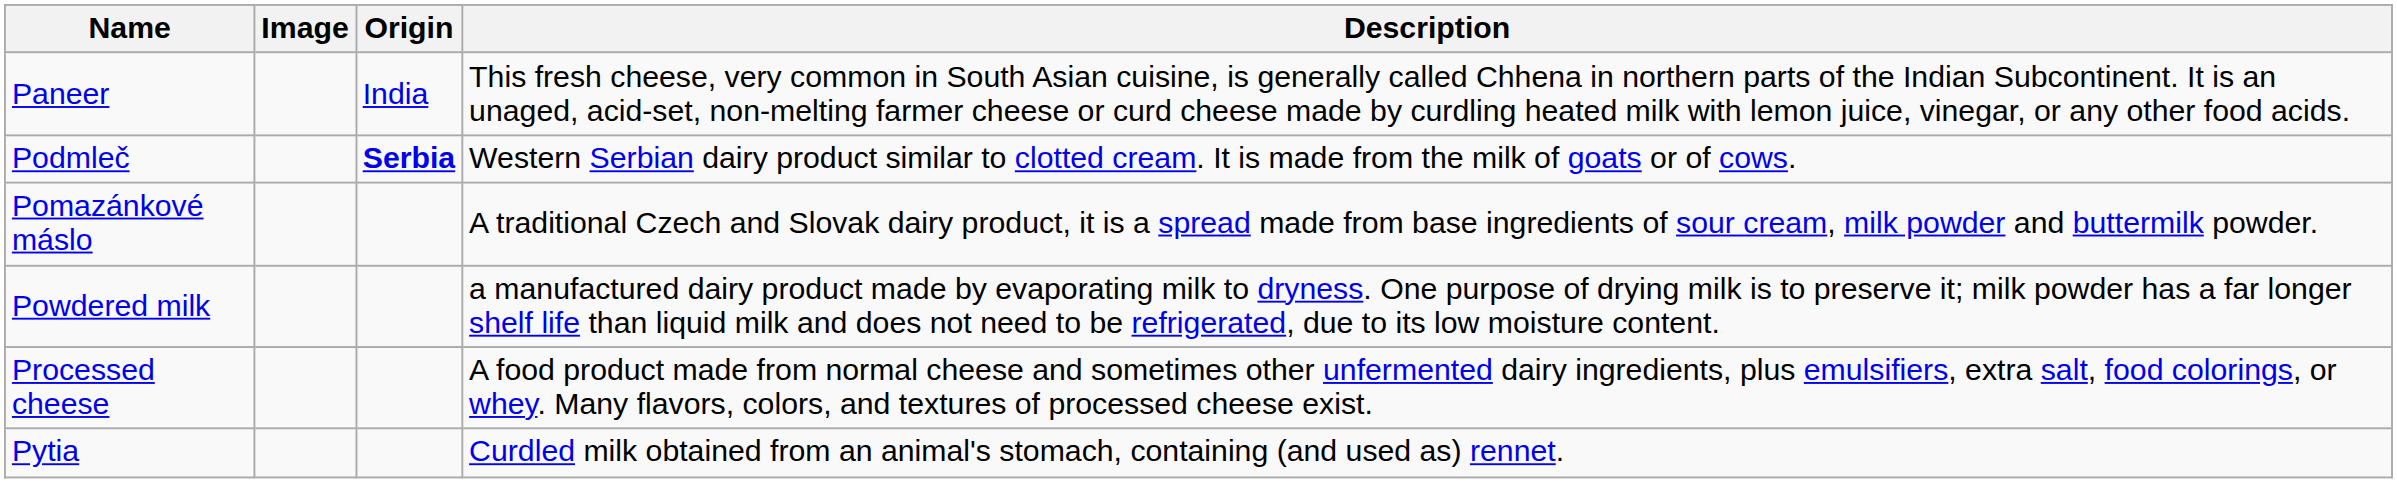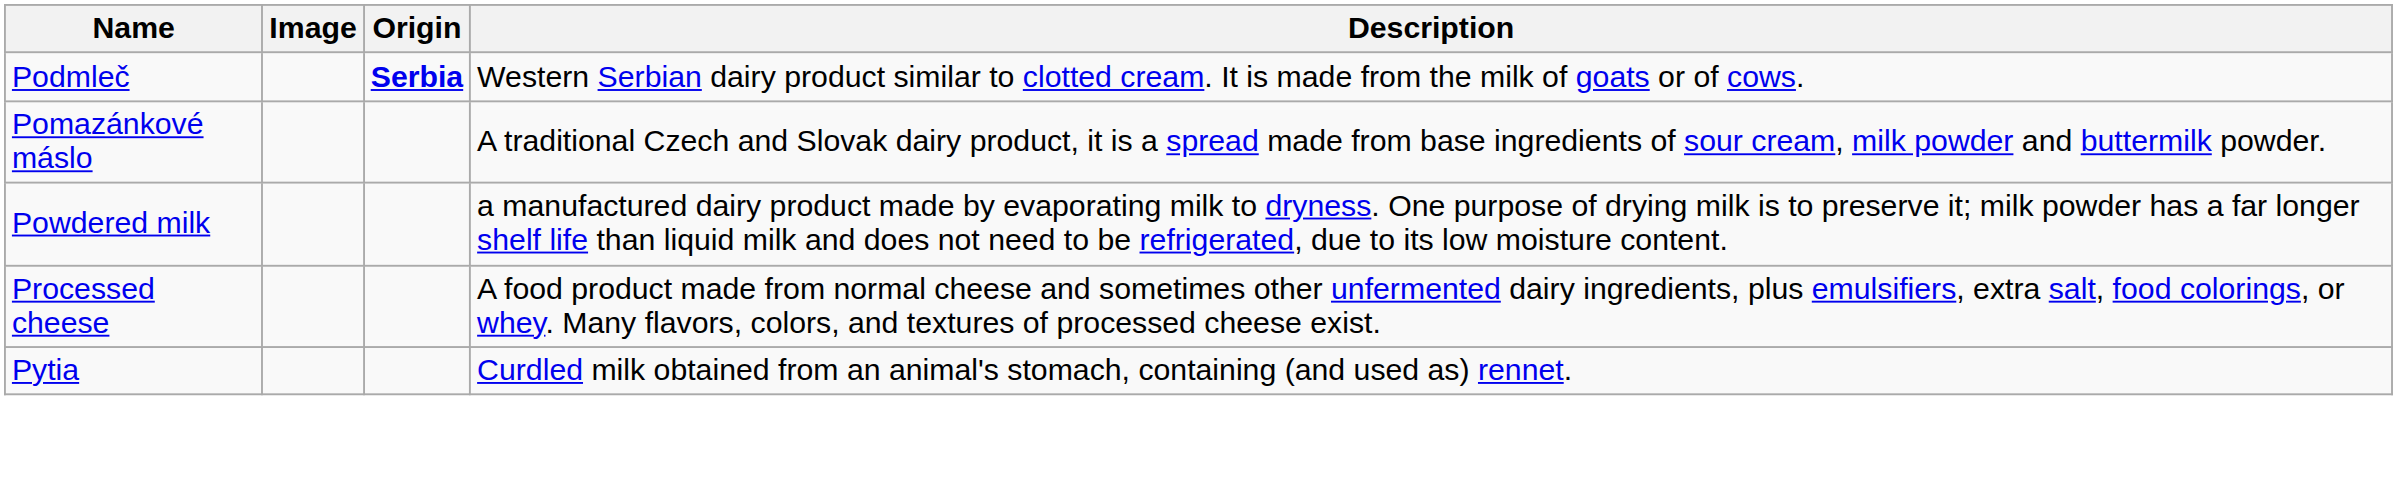- row: (61, 93)
